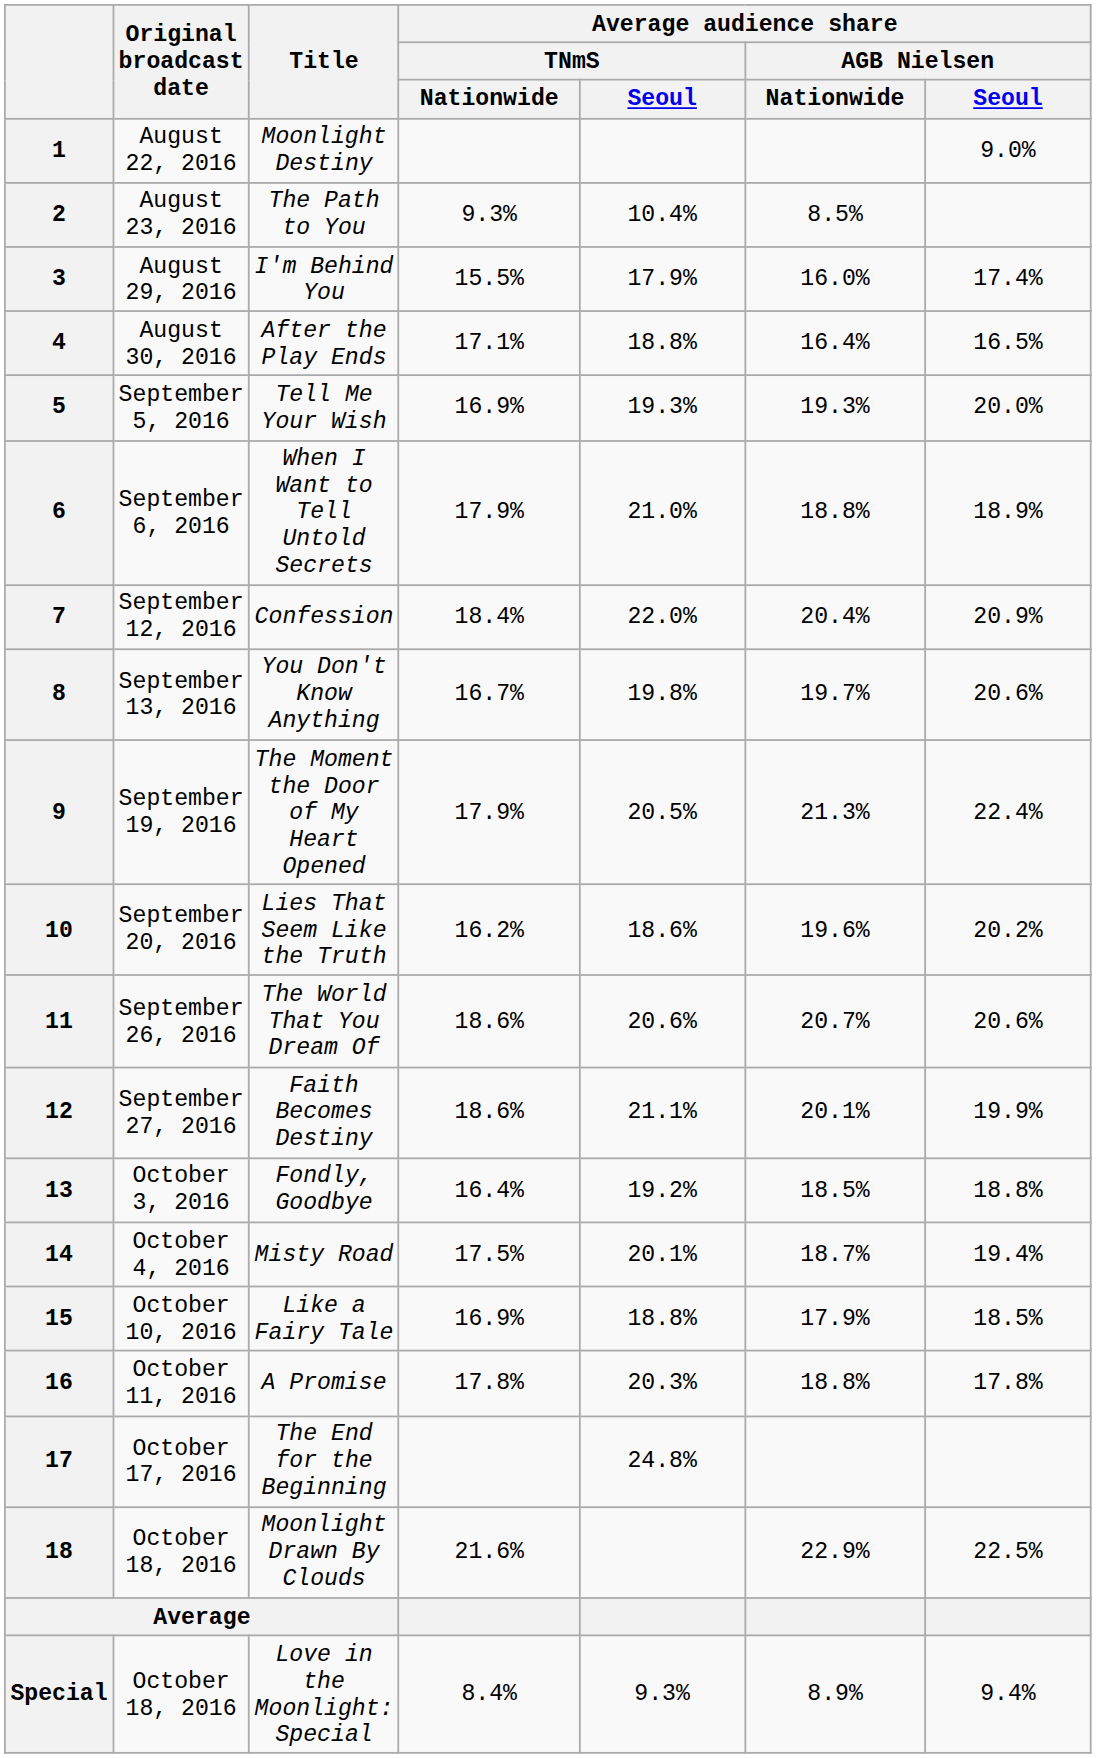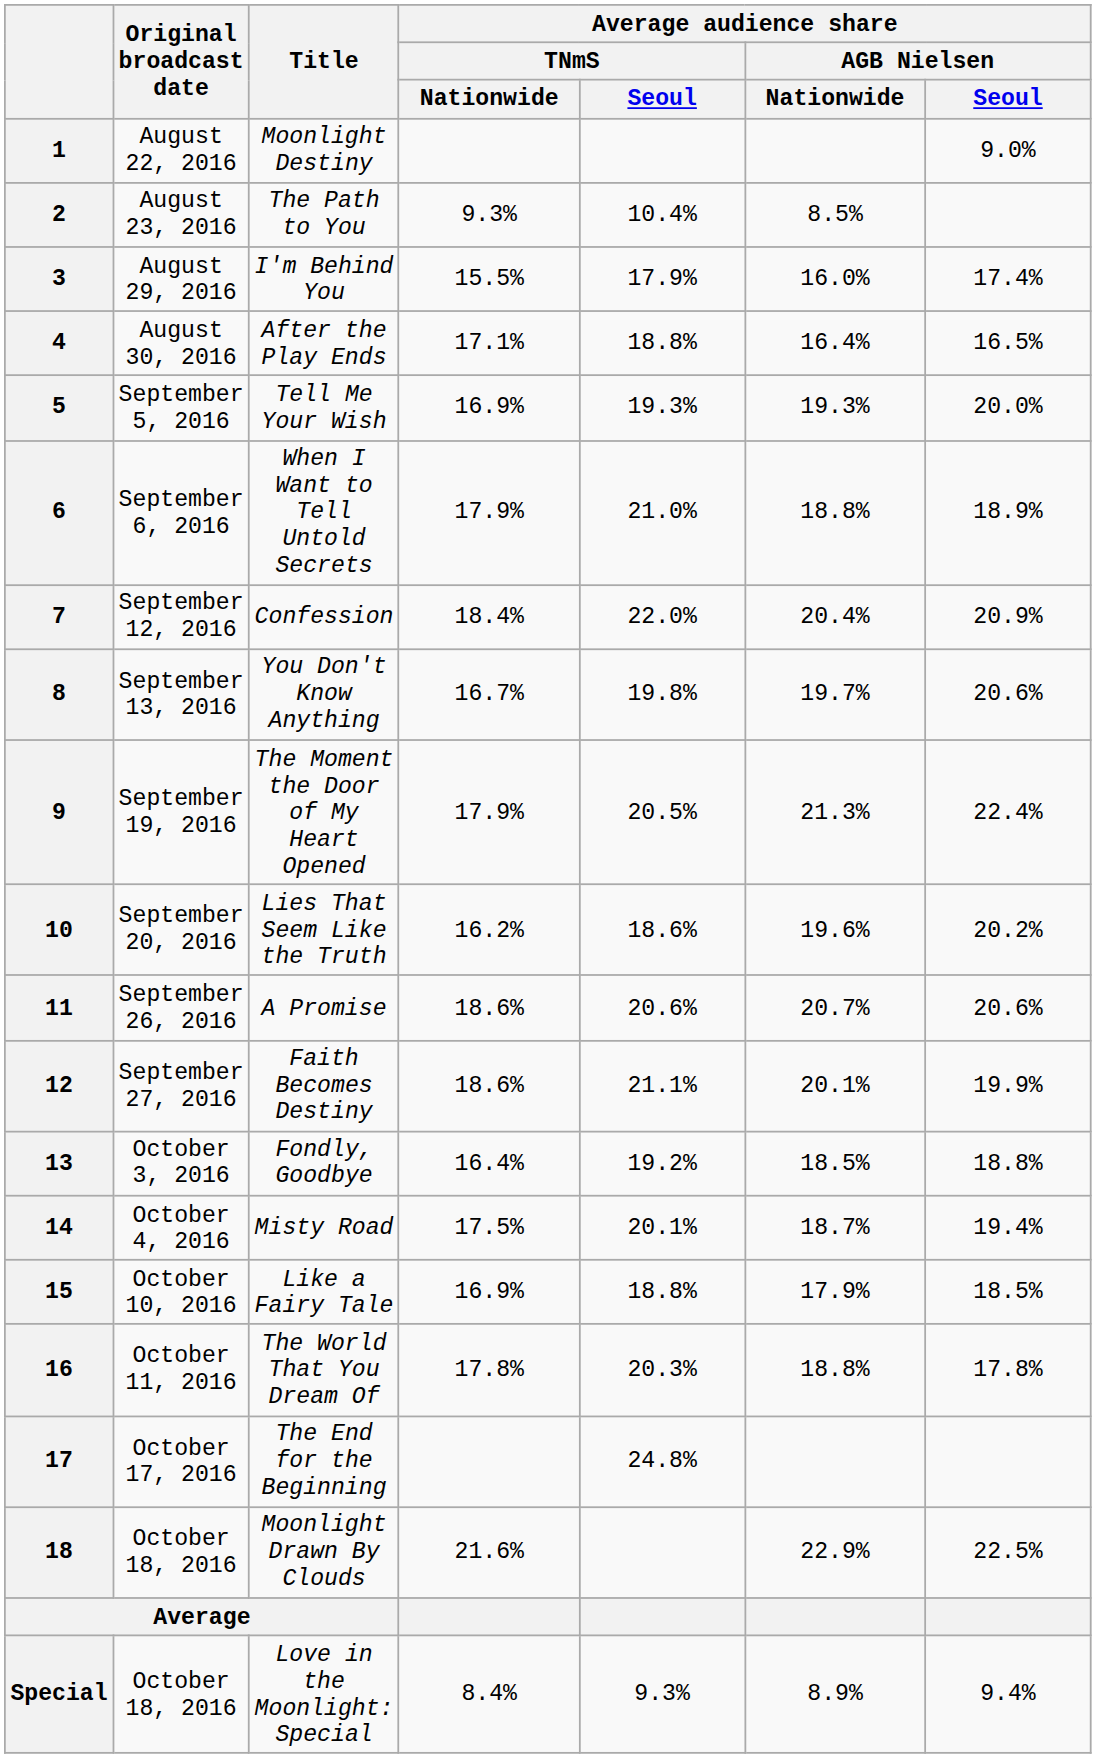(324, 1021) The World That You Dream Of -> (324, 1008) A Promise
(324, 1383) A Promise -> (324, 1370) The World That You Dream Of
